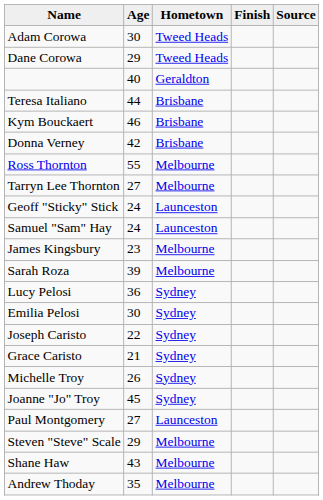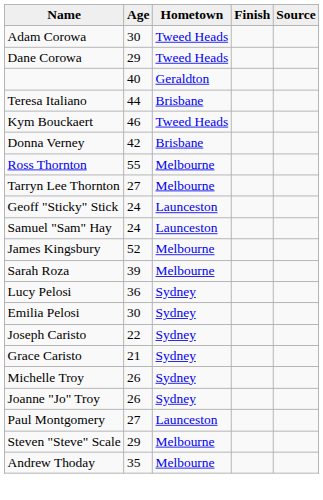(179, 121) Brisbane -> (192, 121) Tweed Heads
(134, 249) 23 -> (134, 249) 52
(134, 398) 45 -> (134, 398) 26
- row: (38, 462)
